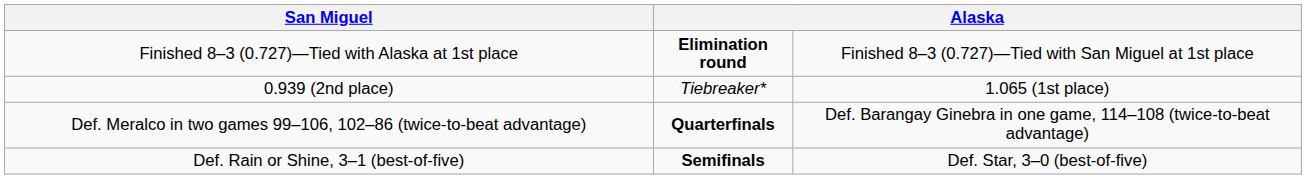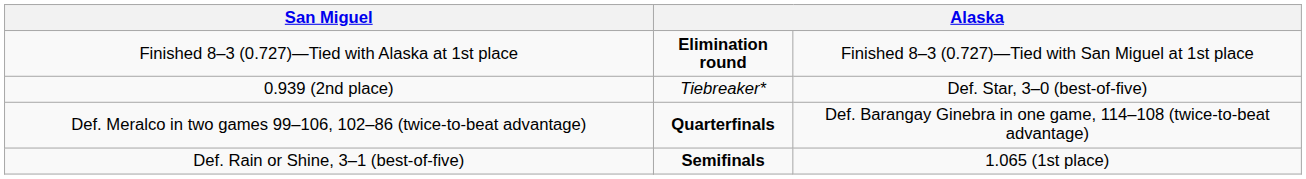(1047, 89) 1.065 (1st place) -> (1047, 89) Def. Star, 3–0 (best-of-five)
(1047, 160) Def. Star, 3–0 (best-of-five) -> (1047, 160) 1.065 (1st place)
